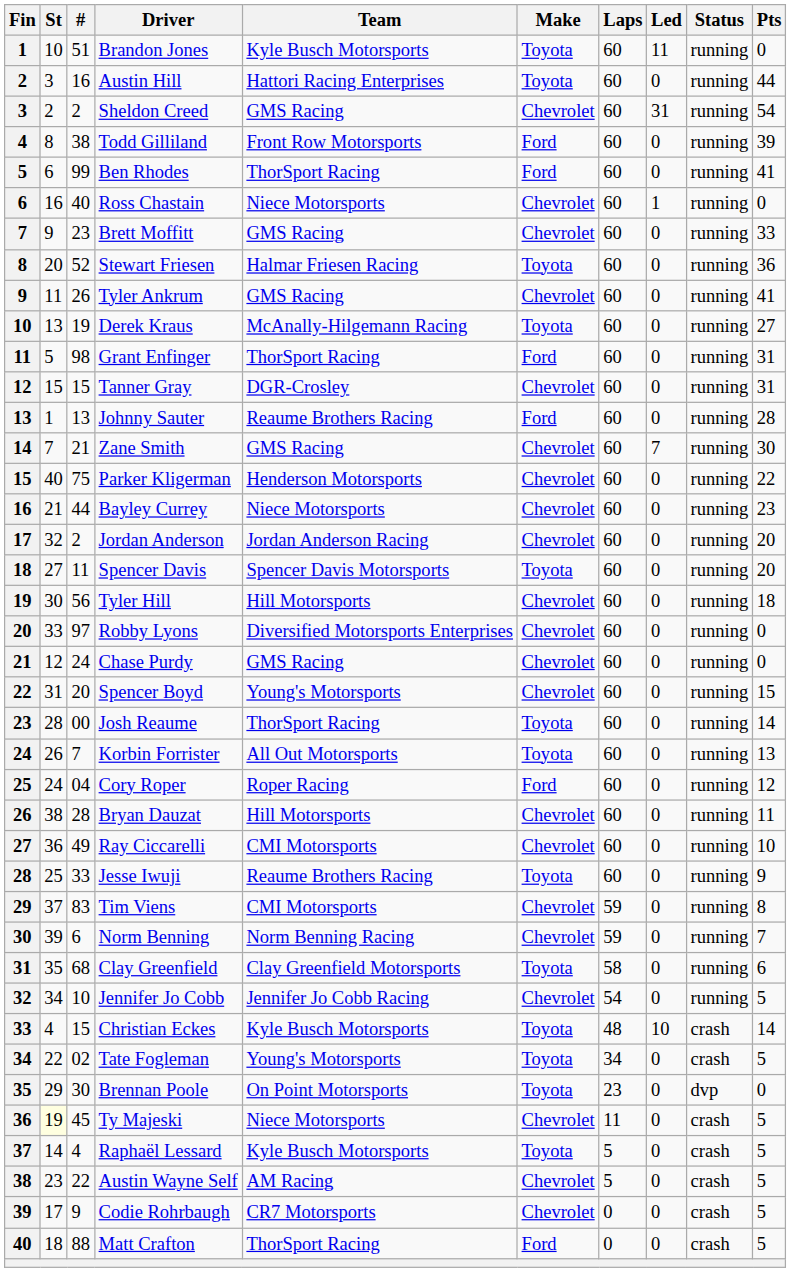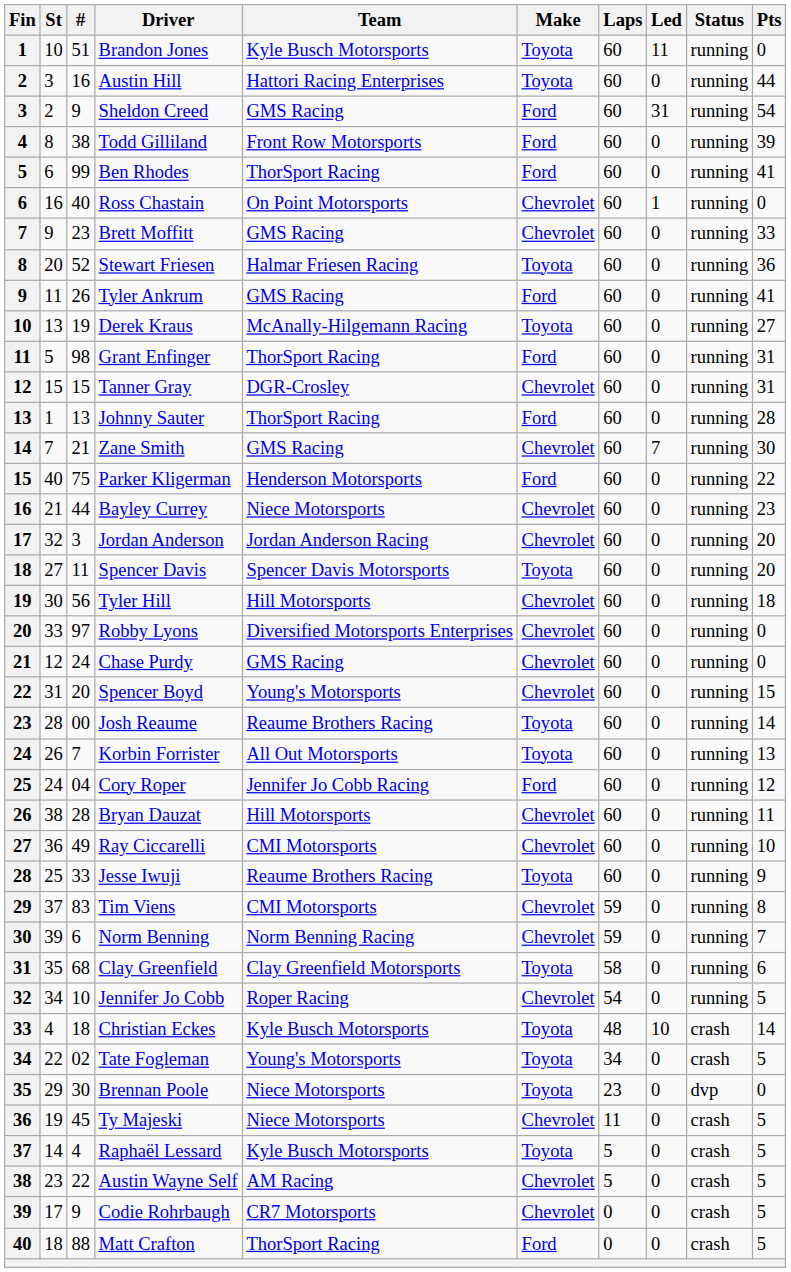(76, 111) 2 -> (76, 111) 9
(558, 111) Chevrolet -> (539, 111) Ford
(316, 203) Niece Motorsports -> (327, 203) On Point Motorsports
(558, 295) Chevrolet -> (539, 295) Ford
(340, 417) Reaume Brothers Racing -> (313, 417) ThorSport Racing
(558, 478) Chevrolet -> (539, 478) Ford
(76, 539) 2 -> (76, 539) 3
(313, 723) ThorSport Racing -> (340, 723) Reaume Brothers Racing
(298, 784) Roper Racing -> (338, 784) Jennifer Jo Cobb Racing
(338, 998) Jennifer Jo Cobb Racing -> (298, 998) Roper Racing
(81, 1028) 15 -> (81, 1028) 18
(327, 1090) On Point Motorsports -> (316, 1090) Niece Motorsports
(54, 1120) lightyellow background -> (54, 1120) no background
